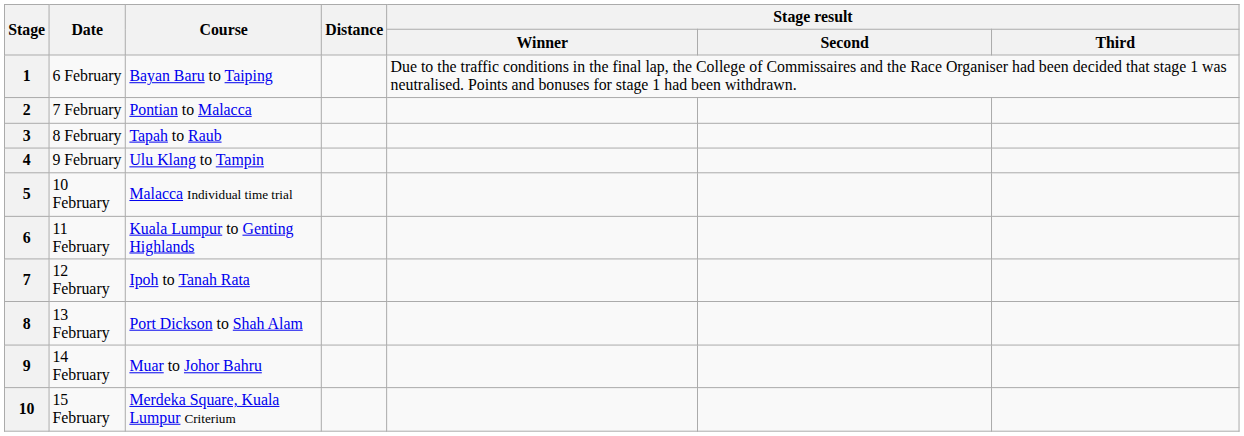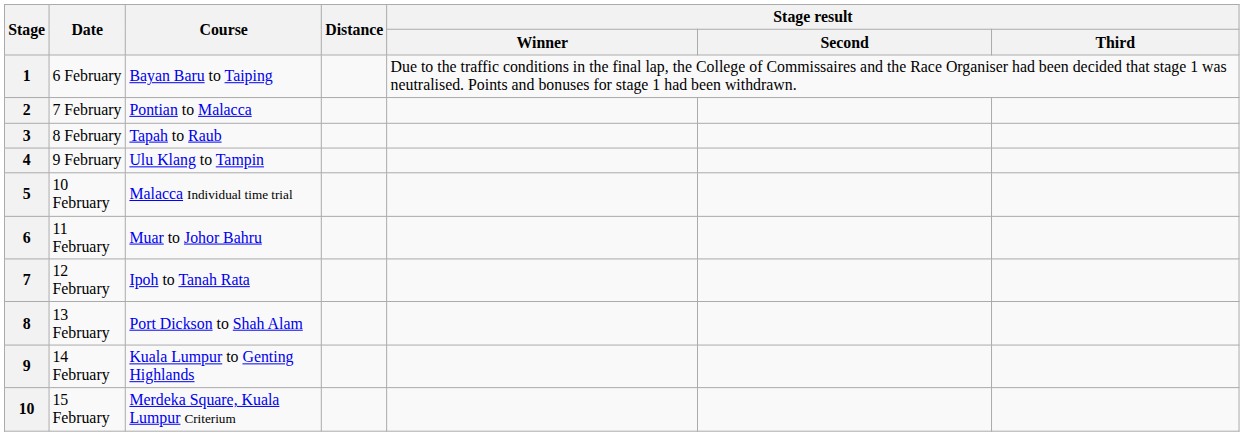(211, 237) Kuala Lumpur to Genting Highlands -> (196, 237) Muar to Johor Bahru
(196, 366) Muar to Johor Bahru -> (211, 366) Kuala Lumpur to Genting Highlands
